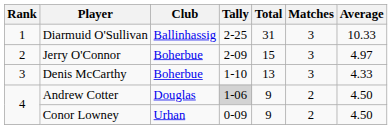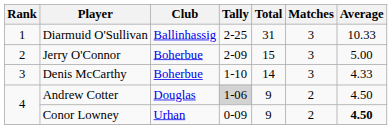(362, 54) 4.97 -> (362, 54) 5.00
(269, 74) 13 -> (269, 74) 14
(362, 114) normal -> (362, 114) bold
